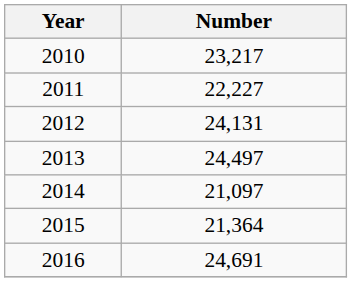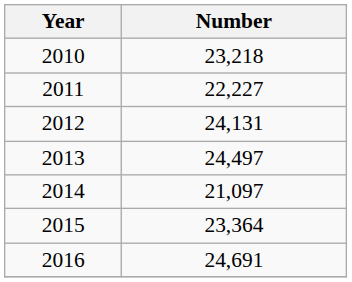(234, 55) 23,217 -> (234, 55) 23,218
(234, 225) 21,364 -> (234, 225) 23,364
